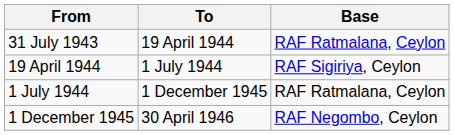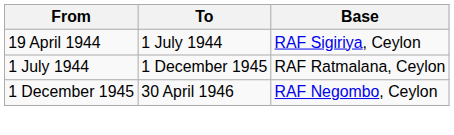- row: (53, 42)
